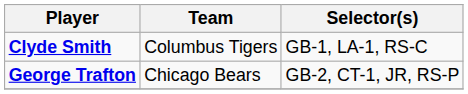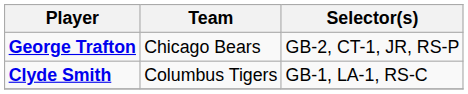rows swapped: (60, 46) <-> (72, 74)
